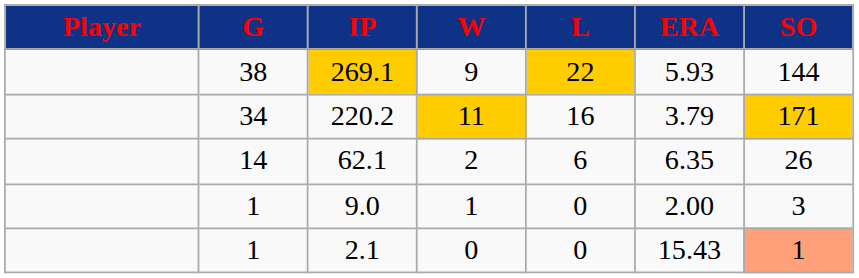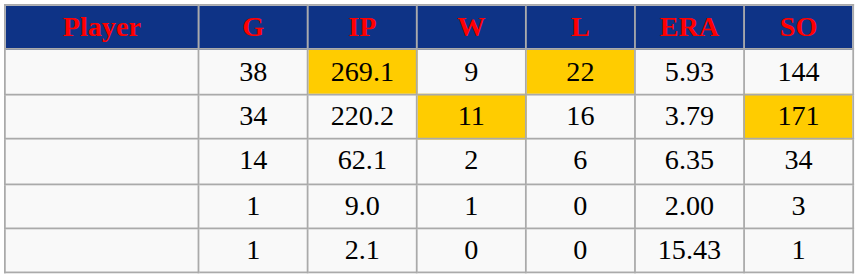(799, 160) 26 -> (799, 160) 34
(799, 250) lightsalmon background -> (799, 250) no background
